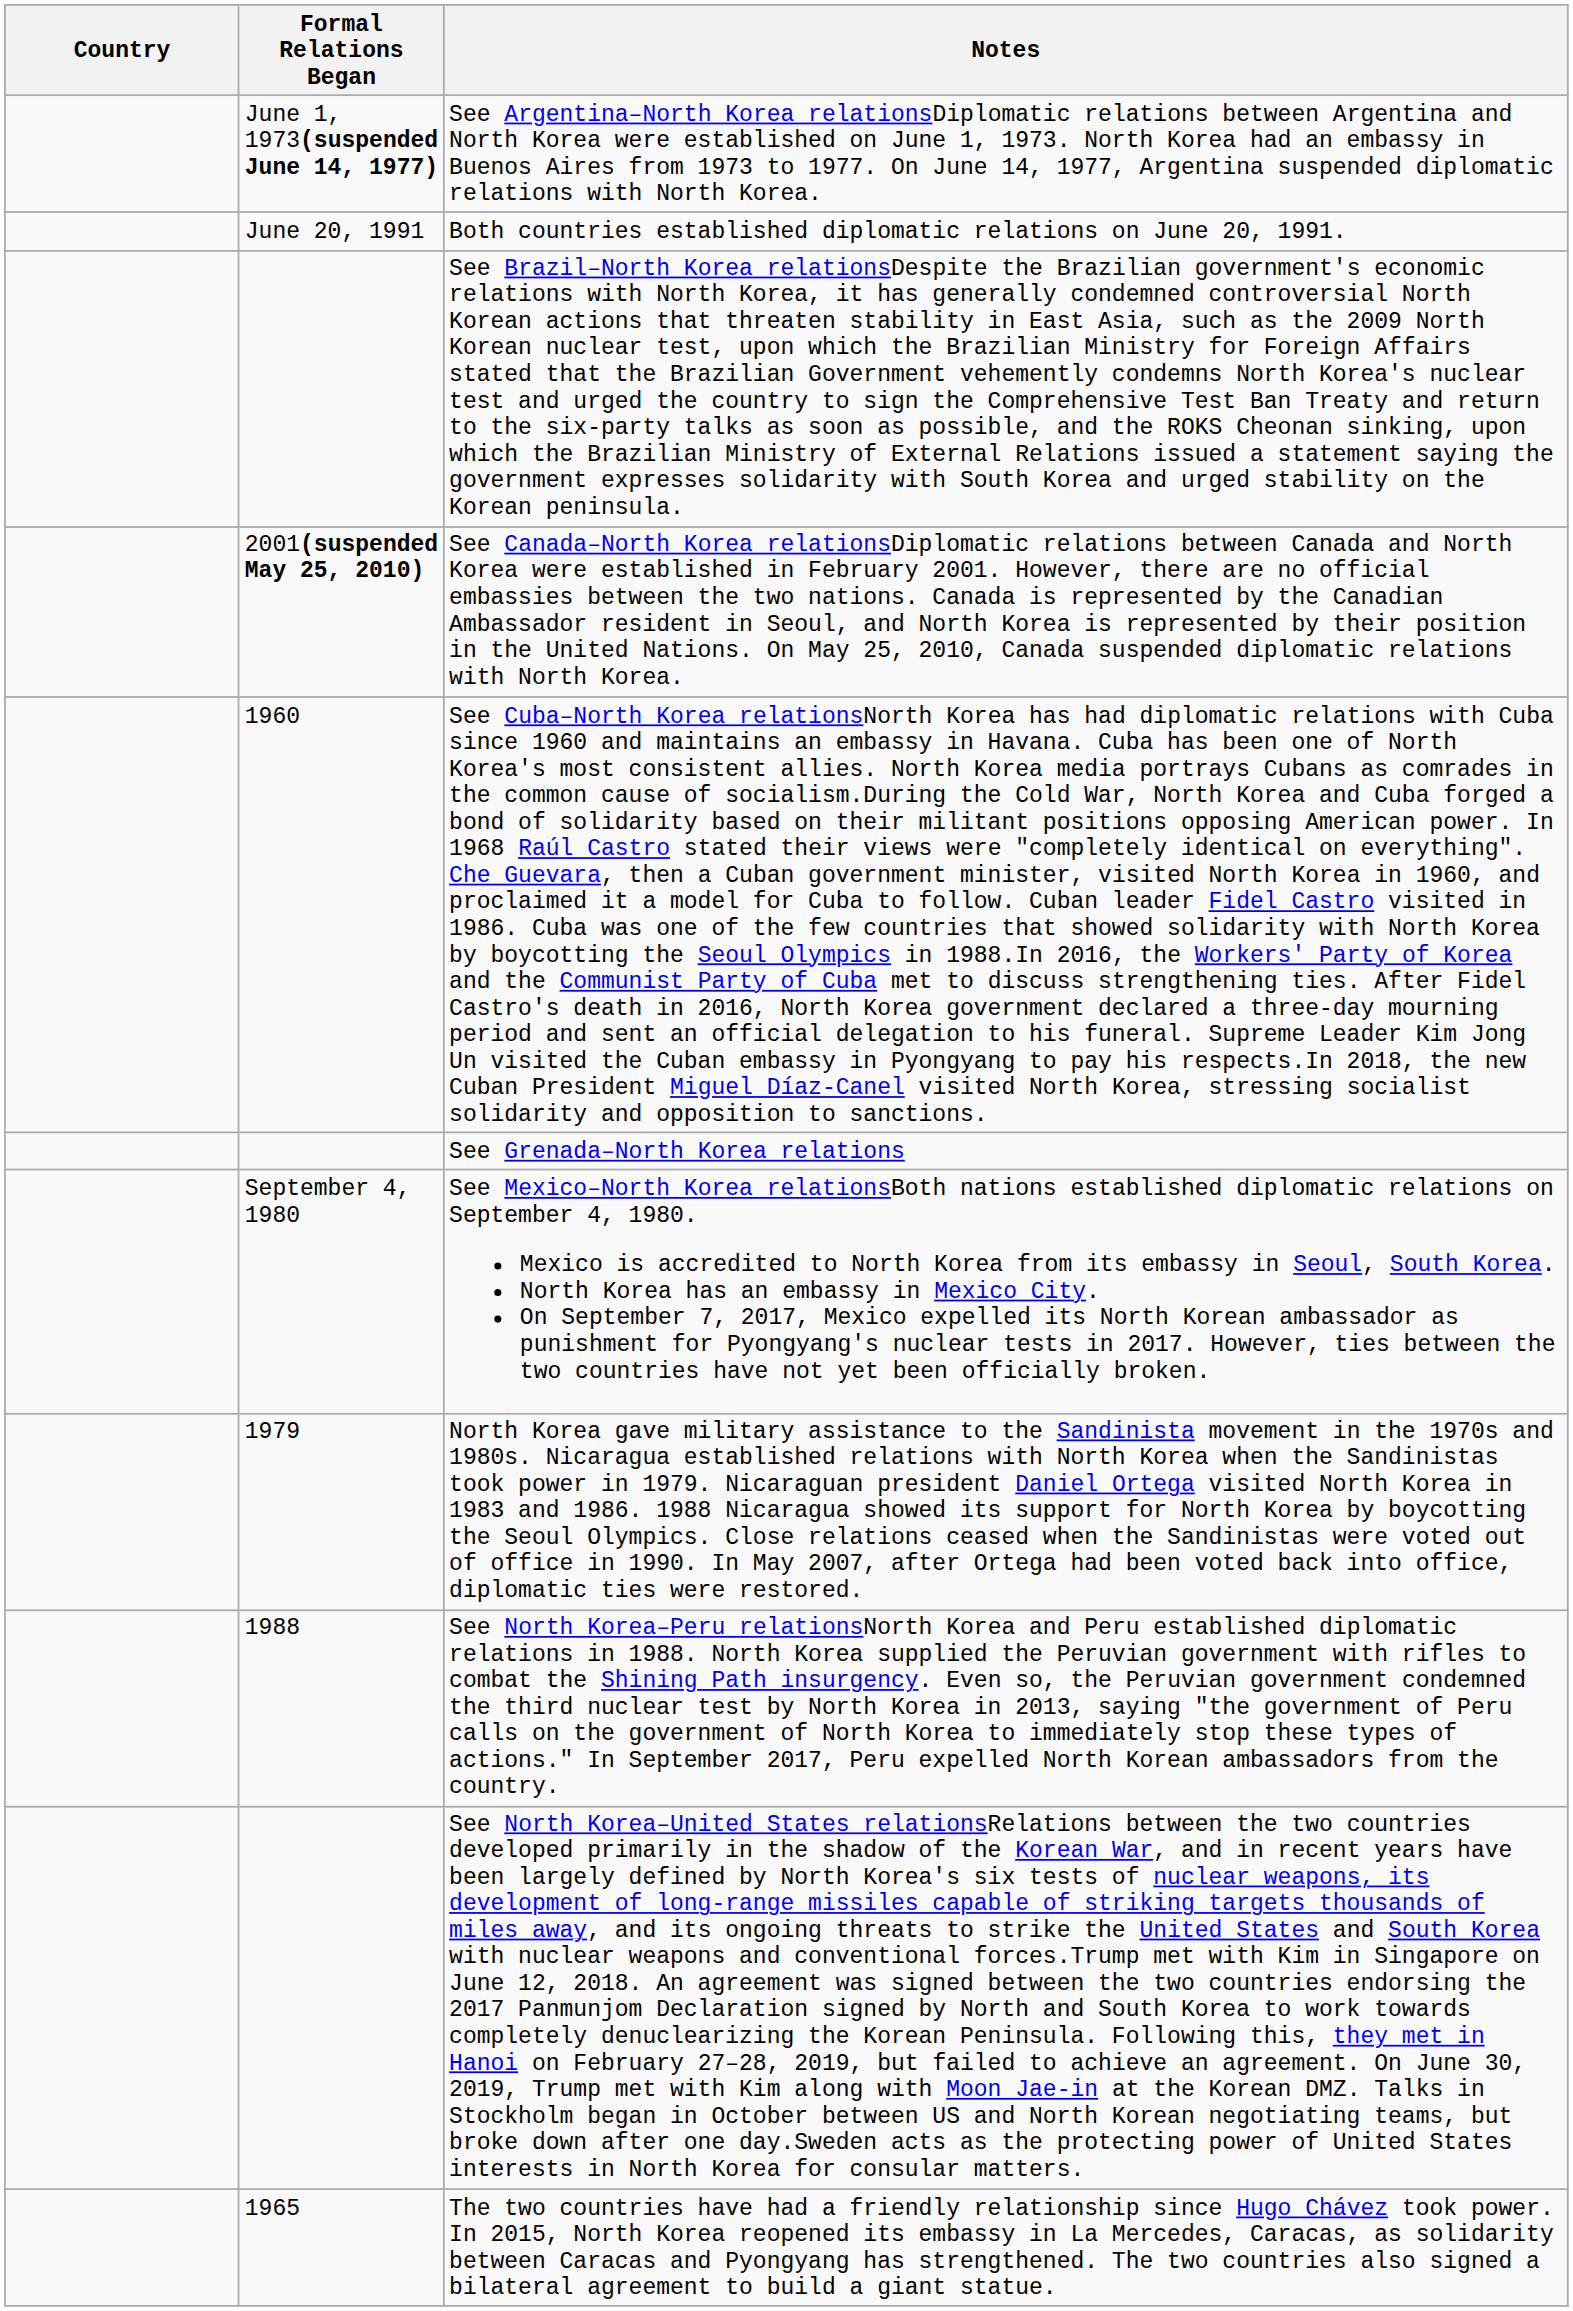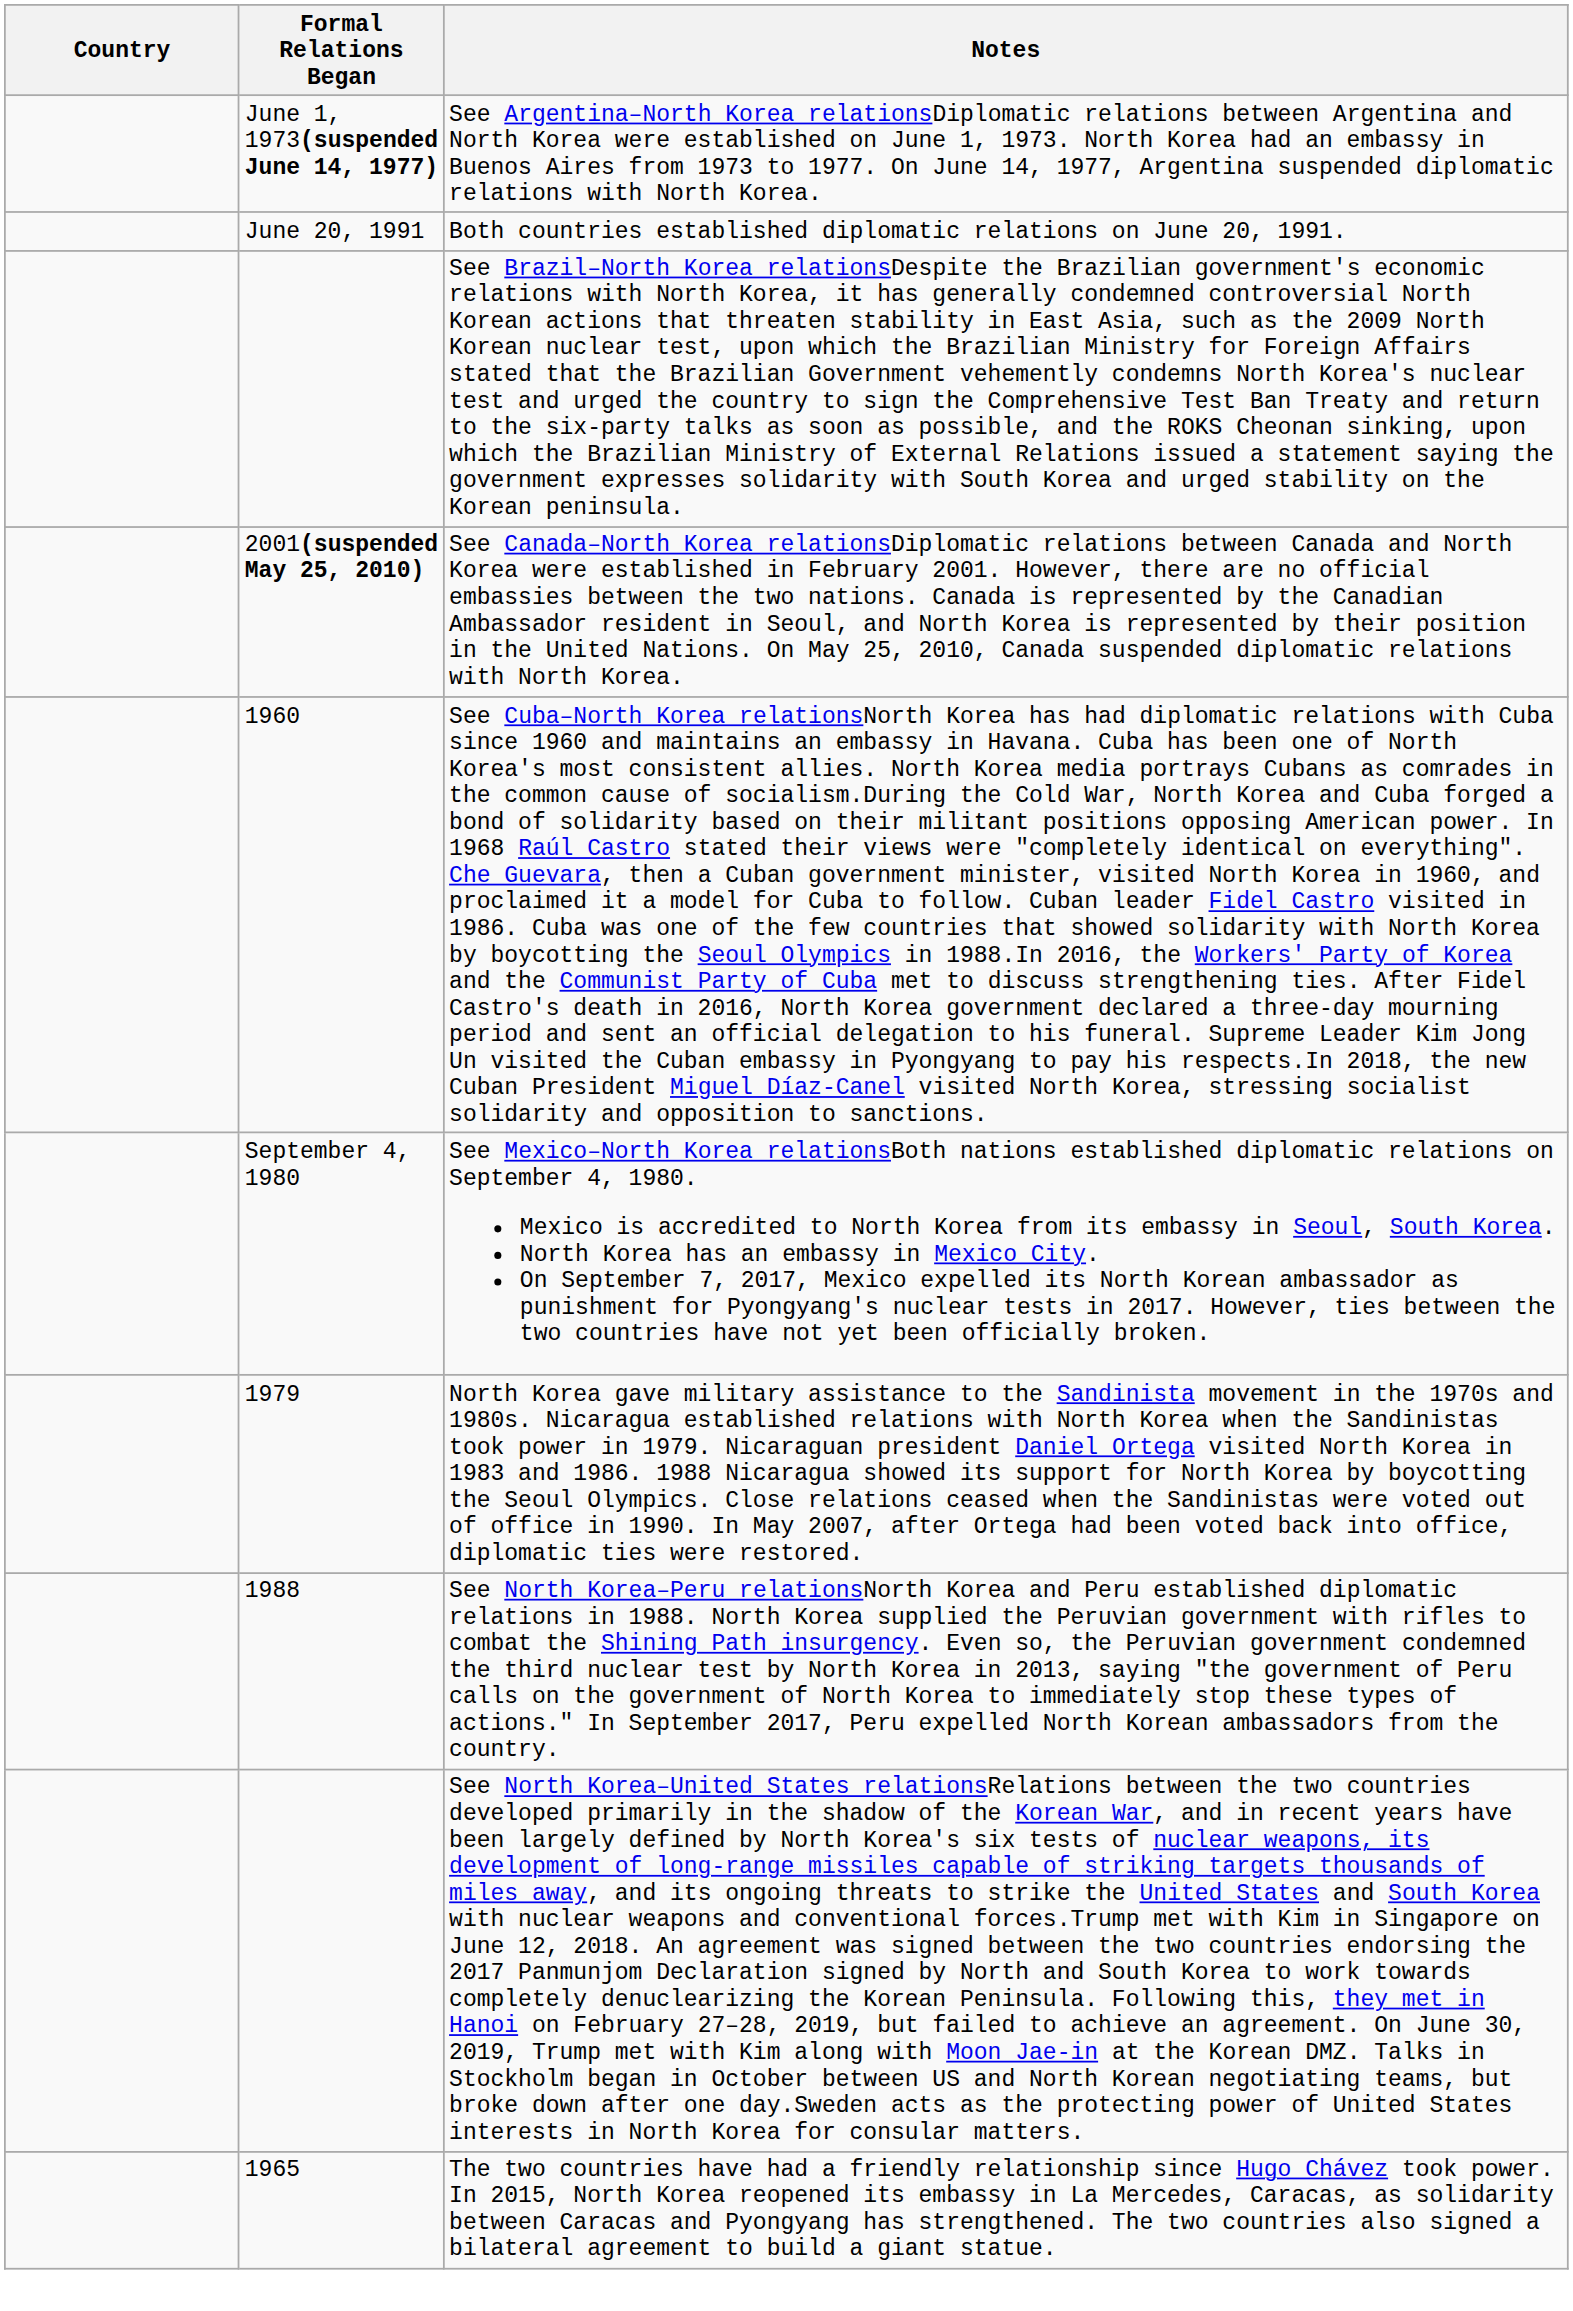- row: (677, 1151)
